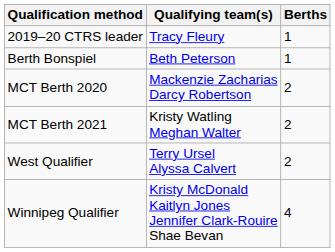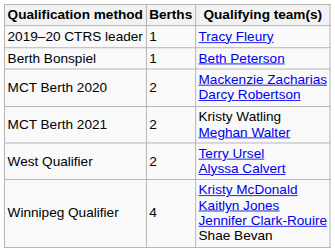columns swapped: (305, 15) <-> (213, 15)
